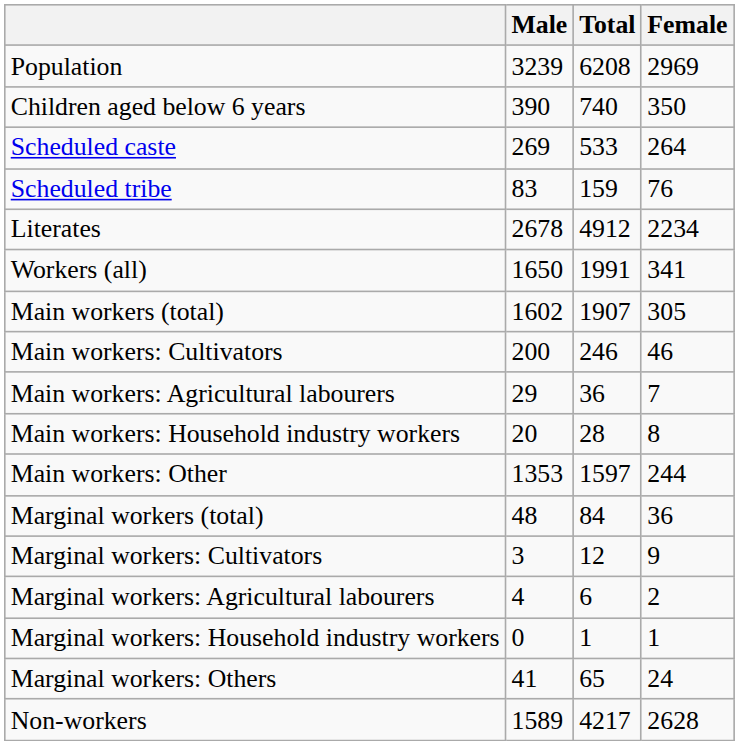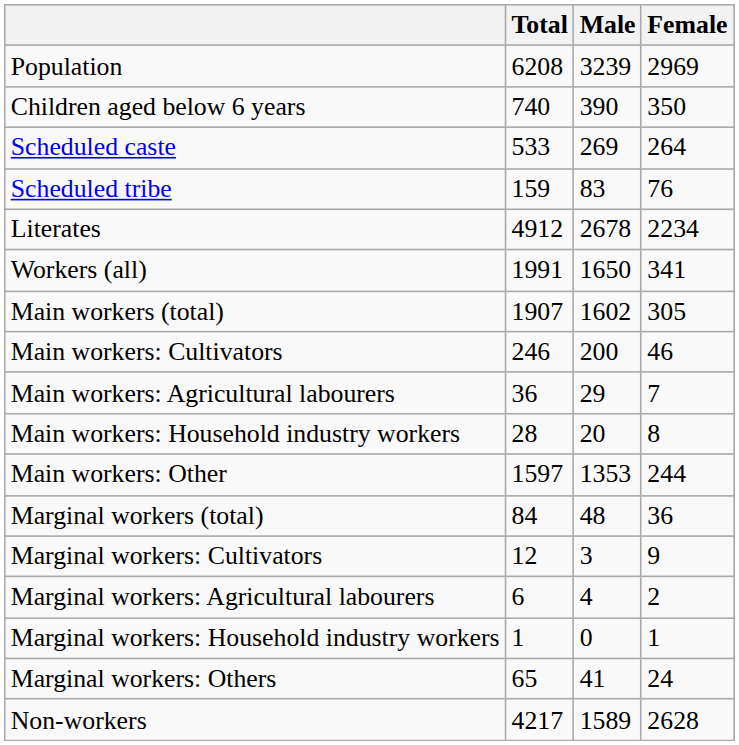columns swapped: (607, 24) <-> (539, 24)
